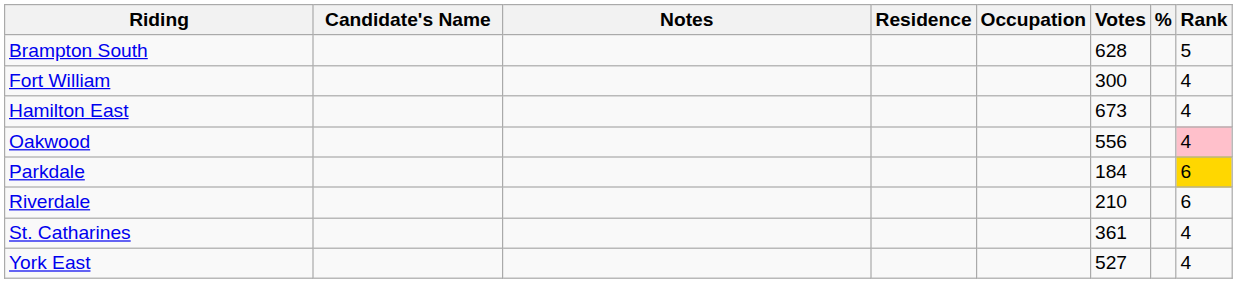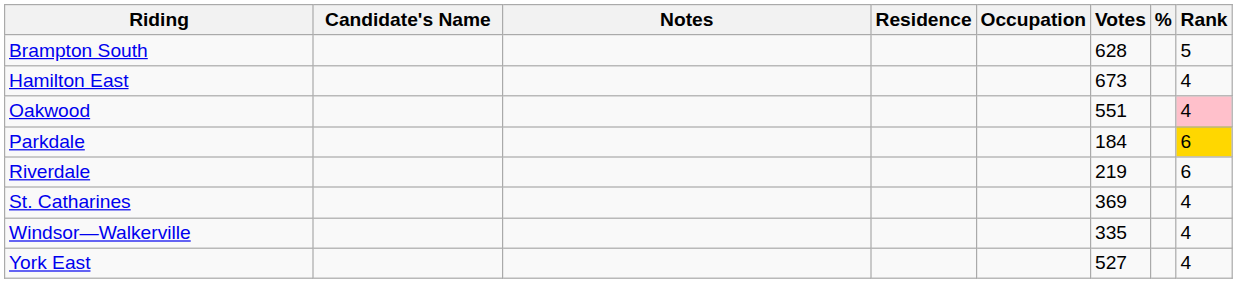- row: (60, 80)
(1111, 141) 556 -> (1111, 111) 551
(1111, 202) 210 -> (1111, 171) 219
(1111, 232) 361 -> (1111, 202) 369
+ row: (100, 232)
